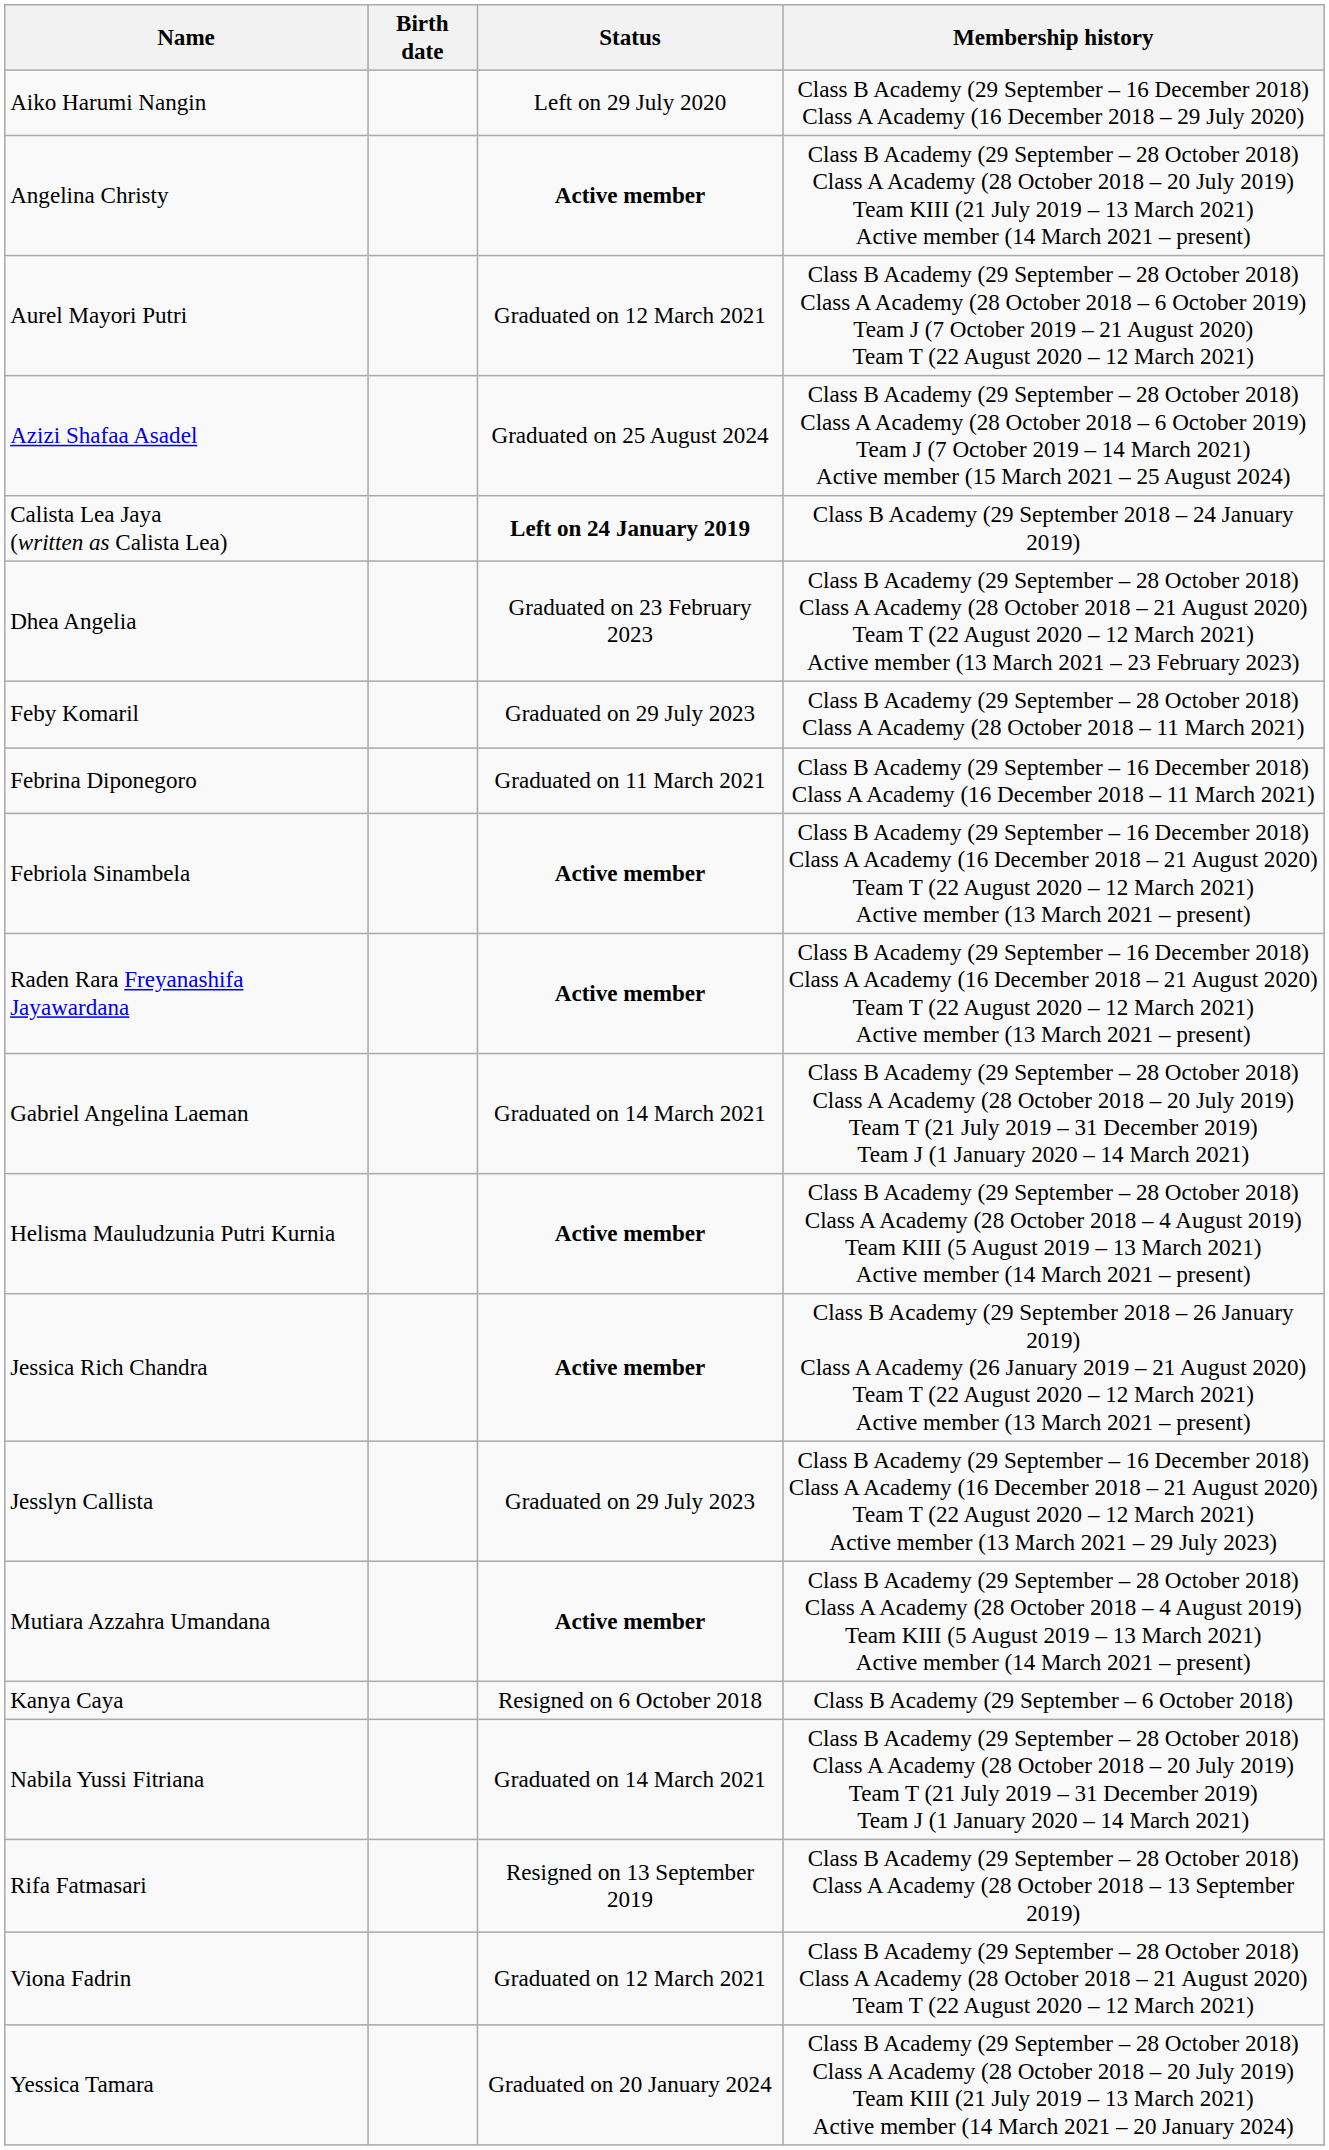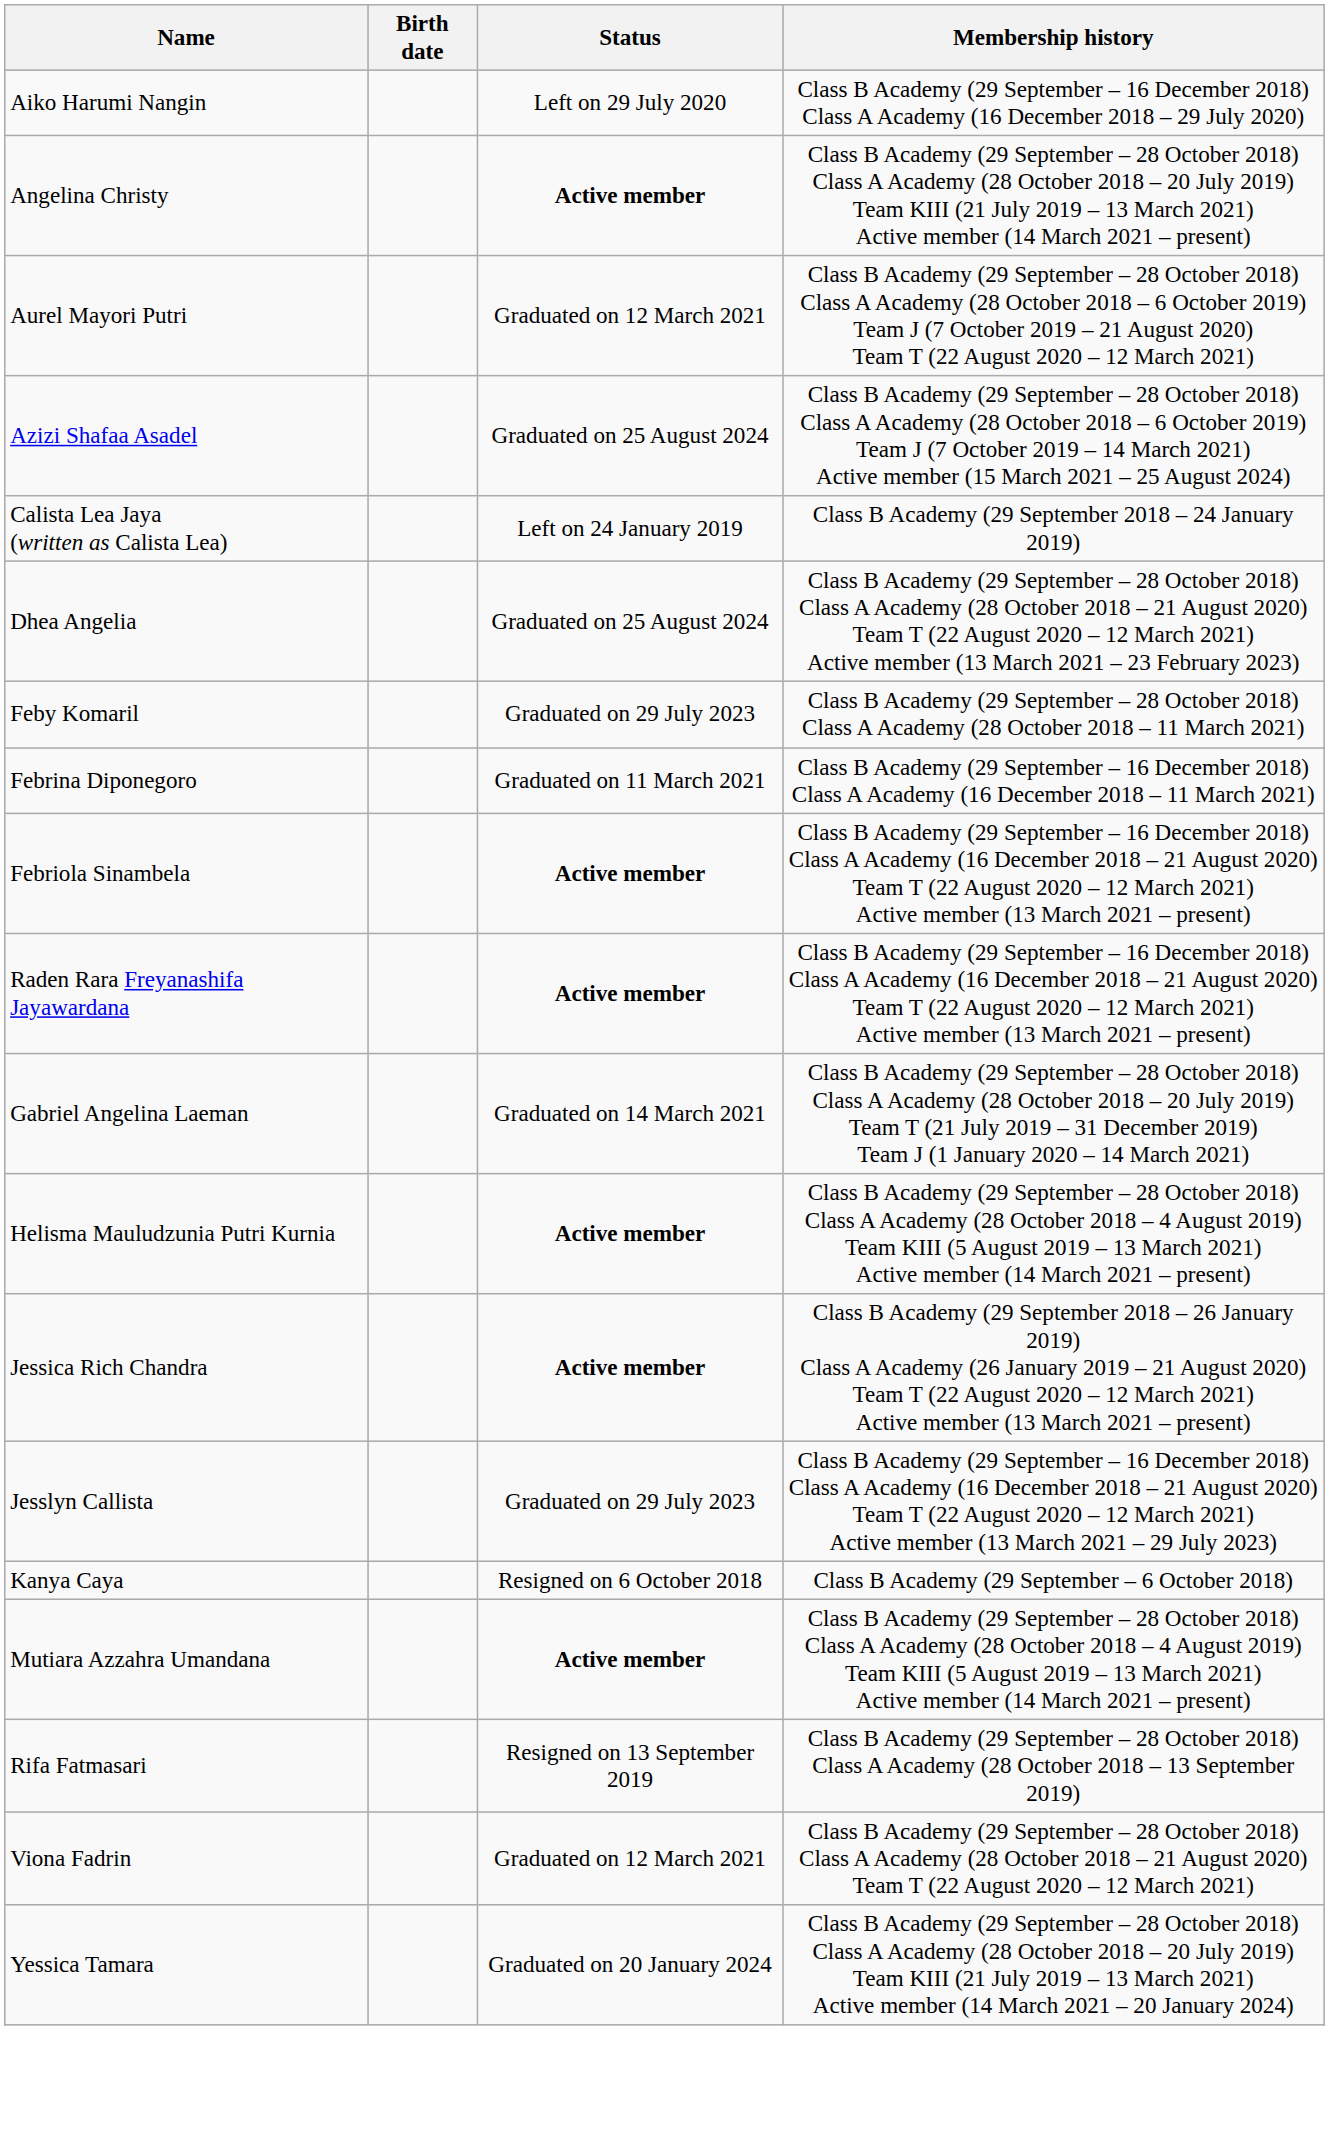(630, 528) bold -> (630, 528) normal
(630, 621) Graduated on 23 February 2023 -> (630, 621) Graduated on 25 August 2024
rows swapped: (67, 1700) <-> (140, 1621)
- row: (107, 1779)
